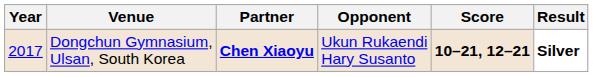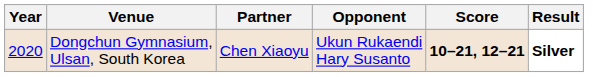(25, 50) 2017 -> (25, 50) 2020
(267, 50) bold -> (264, 50) normal
